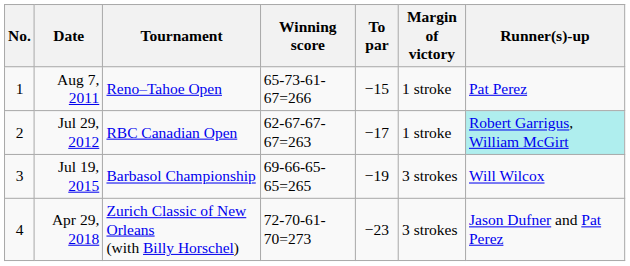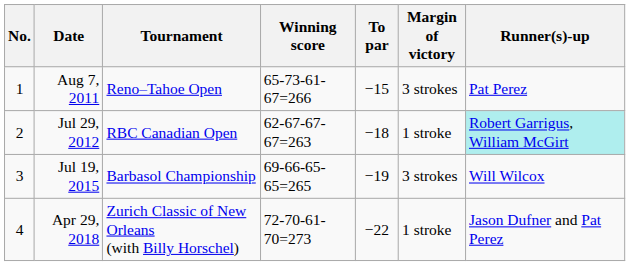(427, 88) 1 stroke -> (430, 88) 3 strokes
(377, 132) −17 -> (377, 132) −18
(377, 229) −23 -> (377, 229) −22
(430, 229) 3 strokes -> (427, 229) 1 stroke
